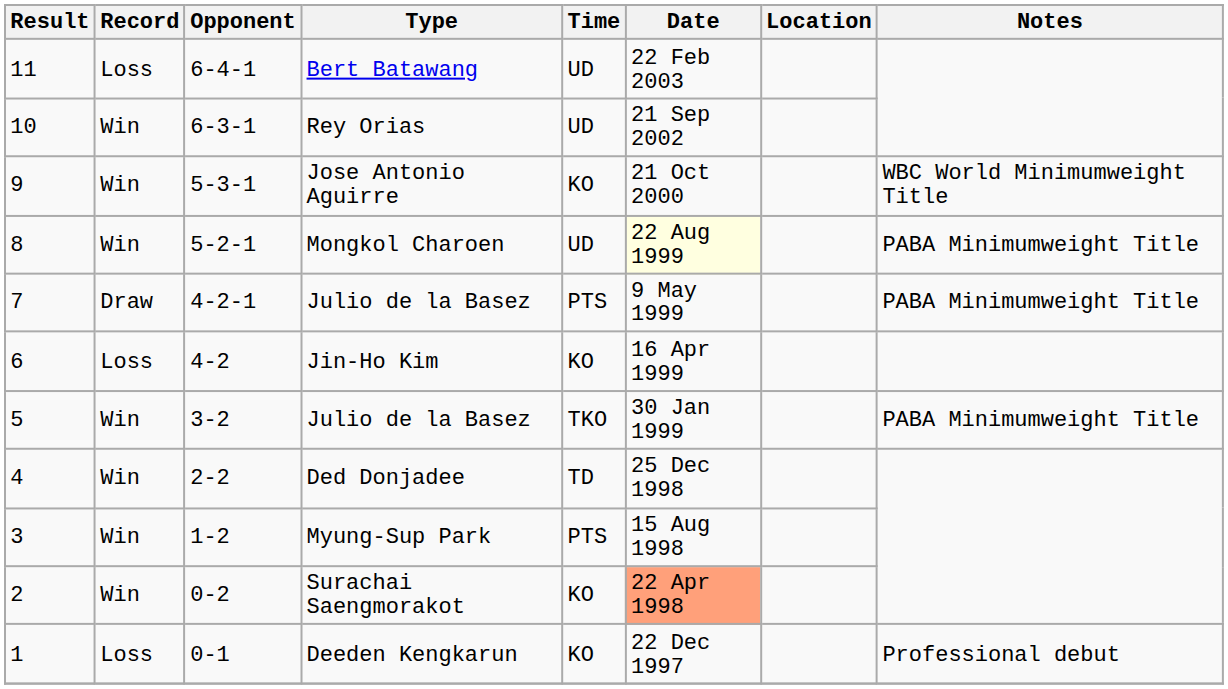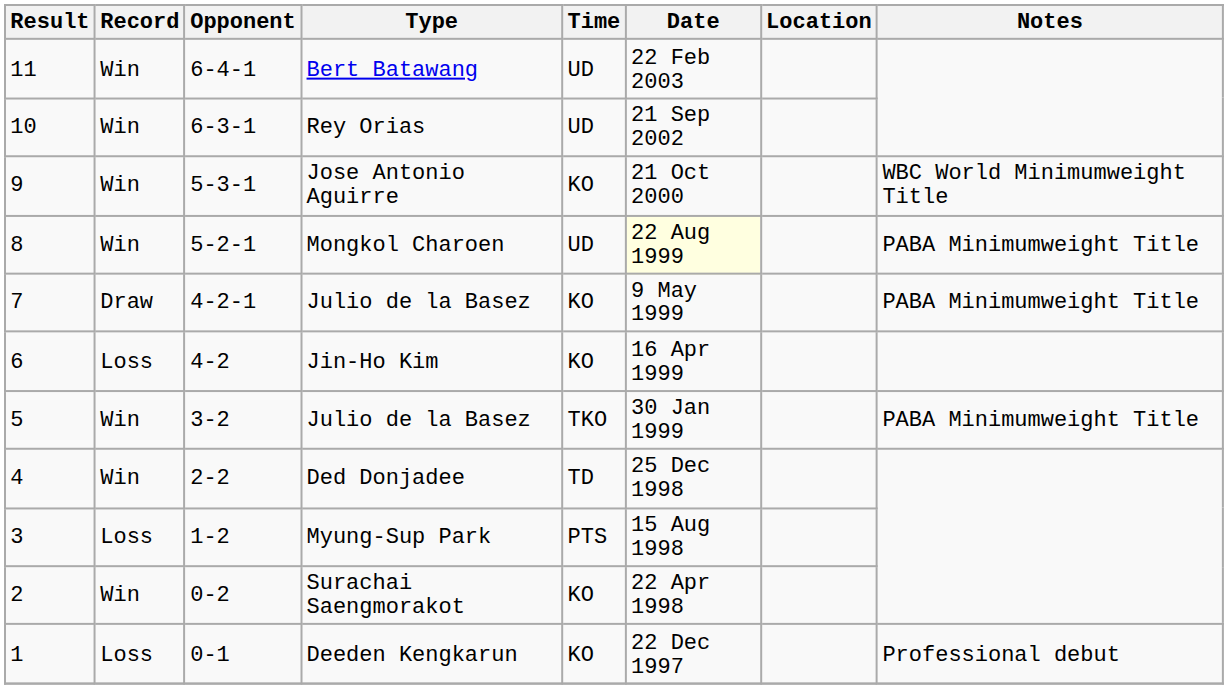(127, 69) Loss -> (120, 69) Win
(587, 303) PTS -> (581, 303) KO
(120, 537) Win -> (127, 537) Loss
(671, 596) lightsalmon background -> (671, 596) no background
